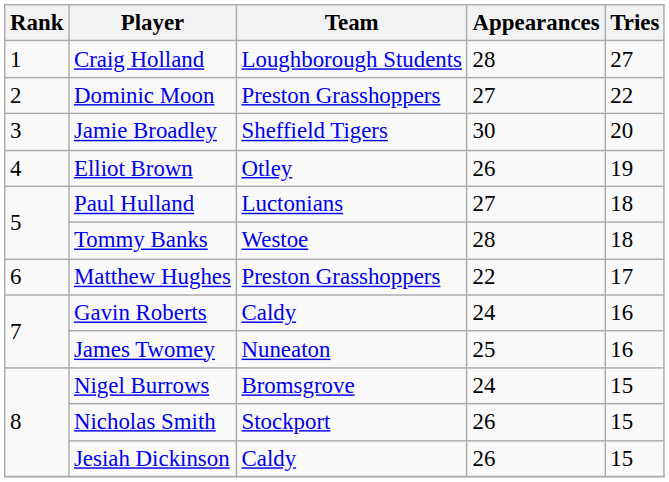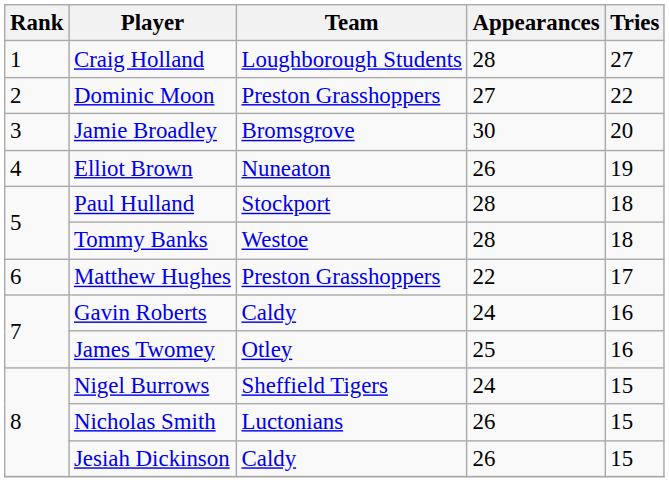(315, 131) Sheffield Tigers -> (298, 131) Bromsgrove
(267, 167) Otley -> (286, 167) Nuneaton
(292, 204) Luctonians -> (286, 204) Stockport
(484, 204) 27 -> (484, 204) 28
(286, 349) Nuneaton -> (267, 349) Otley
(298, 385) Bromsgrove -> (315, 385) Sheffield Tigers
(286, 421) Stockport -> (292, 421) Luctonians
